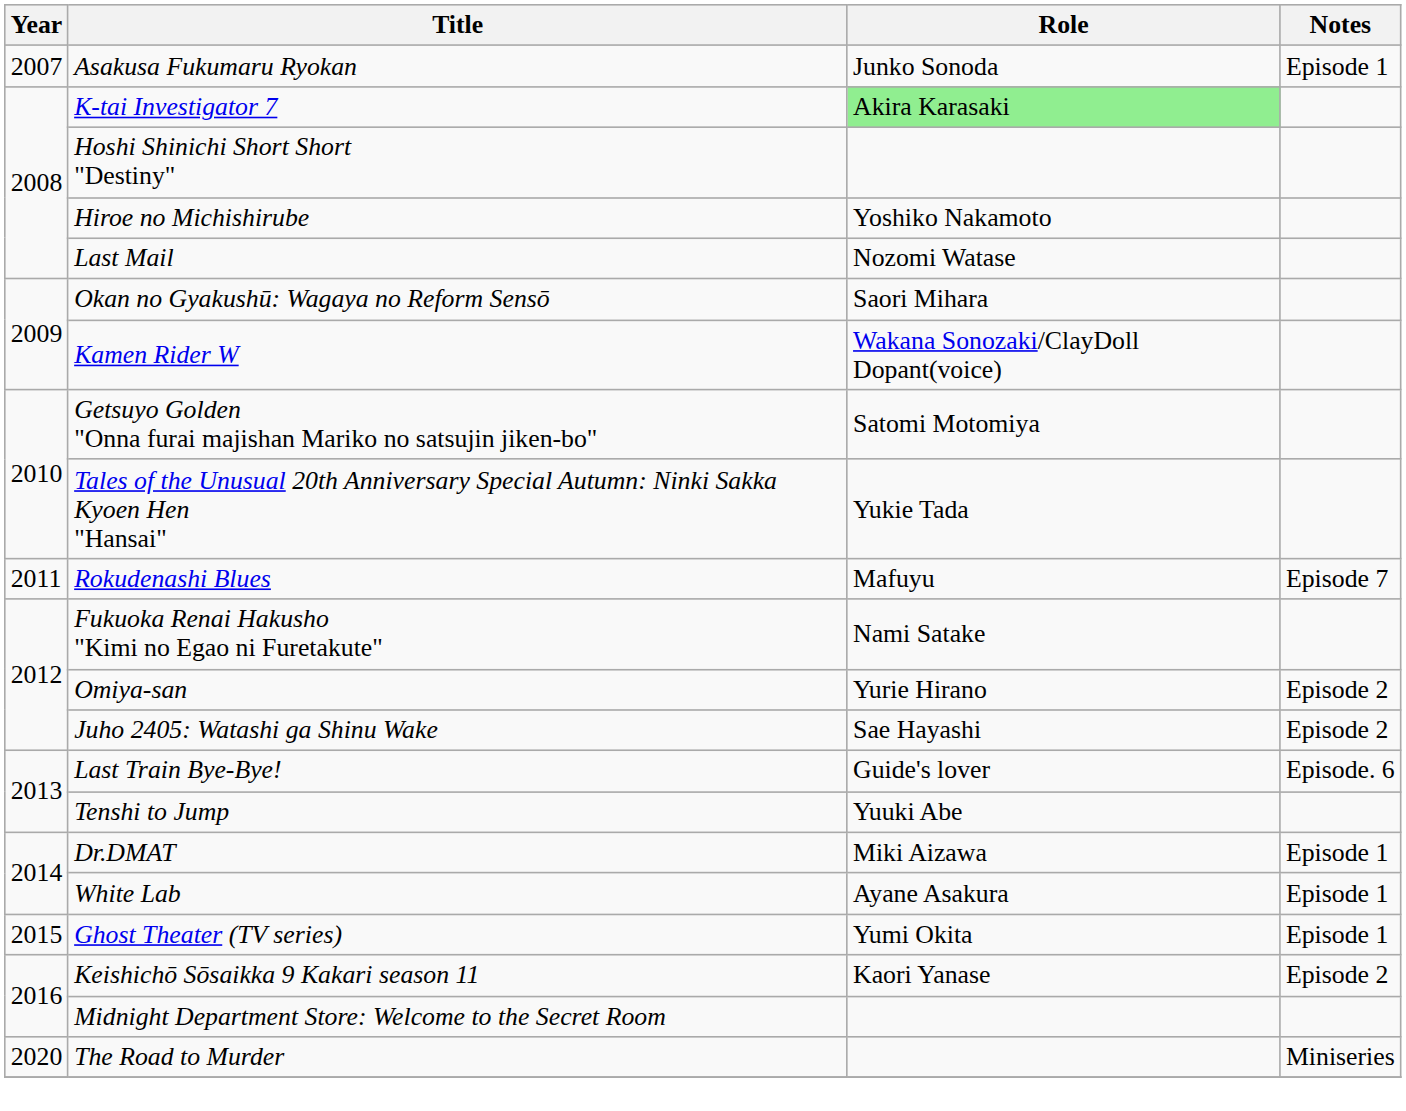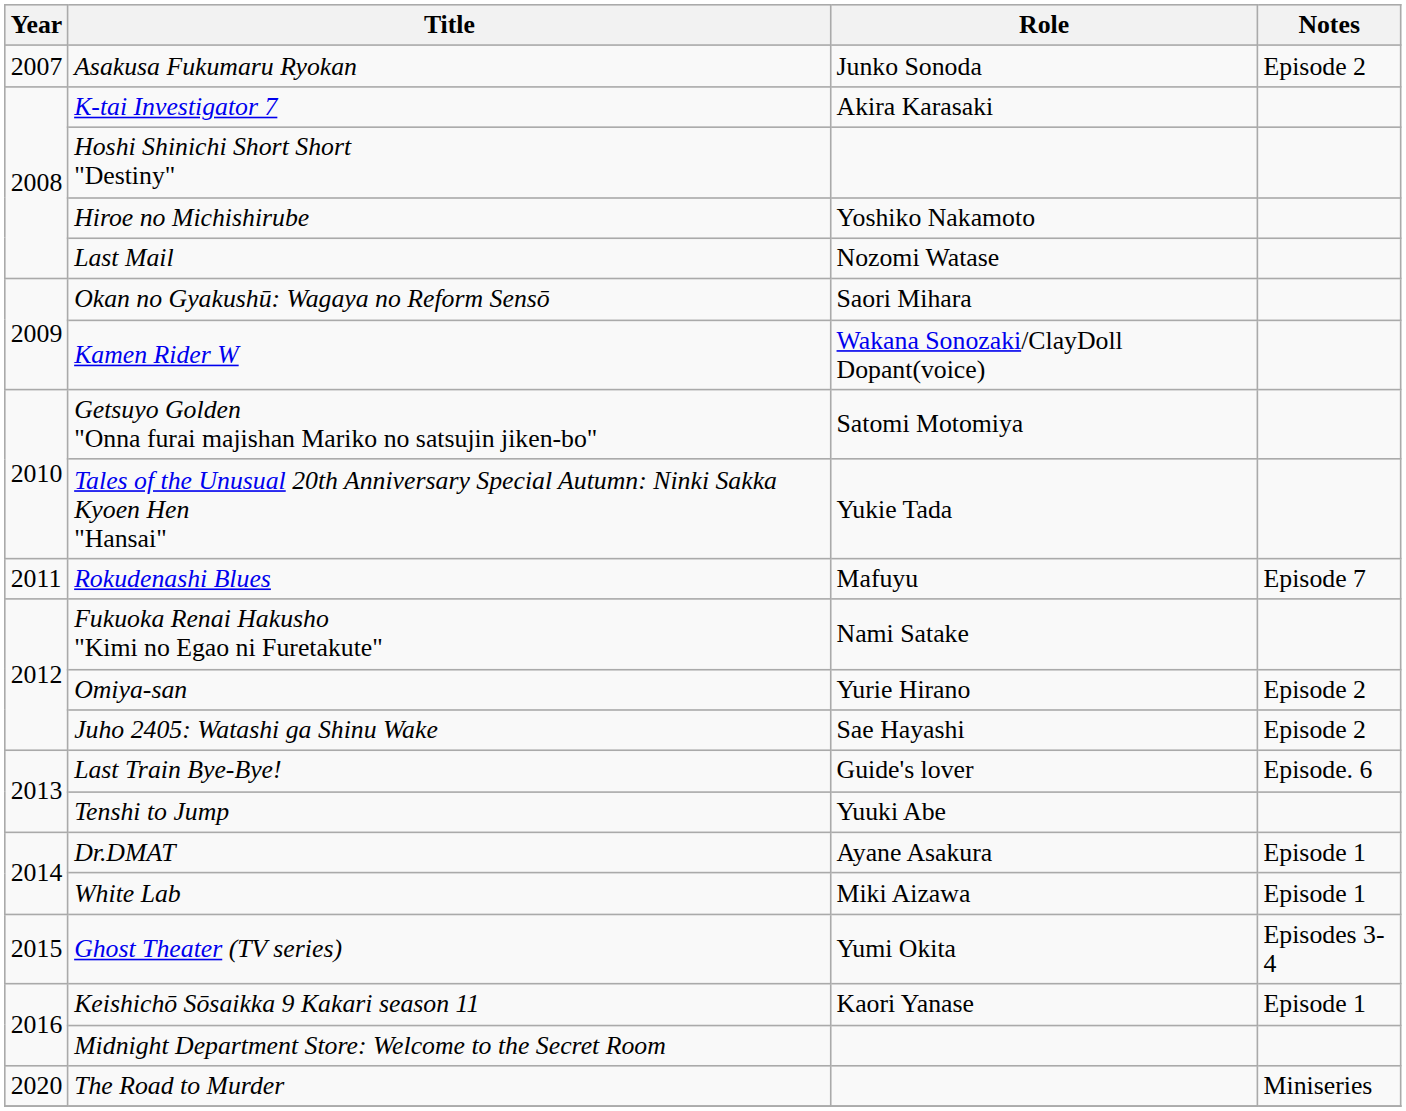(1337, 65) Episode 1 -> (1315, 65) Episode 2
(931, 106) lightgreen background -> (915, 106) no background
(920, 852) Miki Aizawa -> (914, 852) Ayane Asakura
(931, 893) Ayane Asakura -> (903, 893) Miki Aizawa
(1337, 934) Episode 1 -> (1324, 948) Episodes 3-4
(1337, 975) Episode 2 -> (1315, 1004) Episode 1
